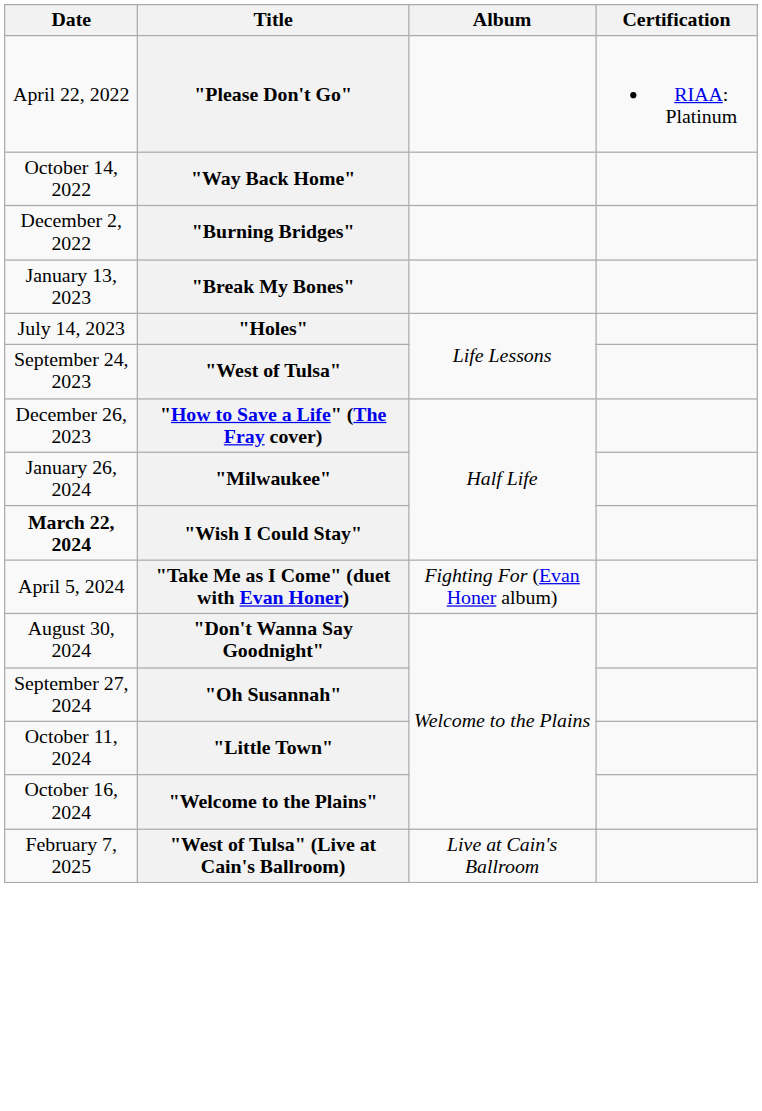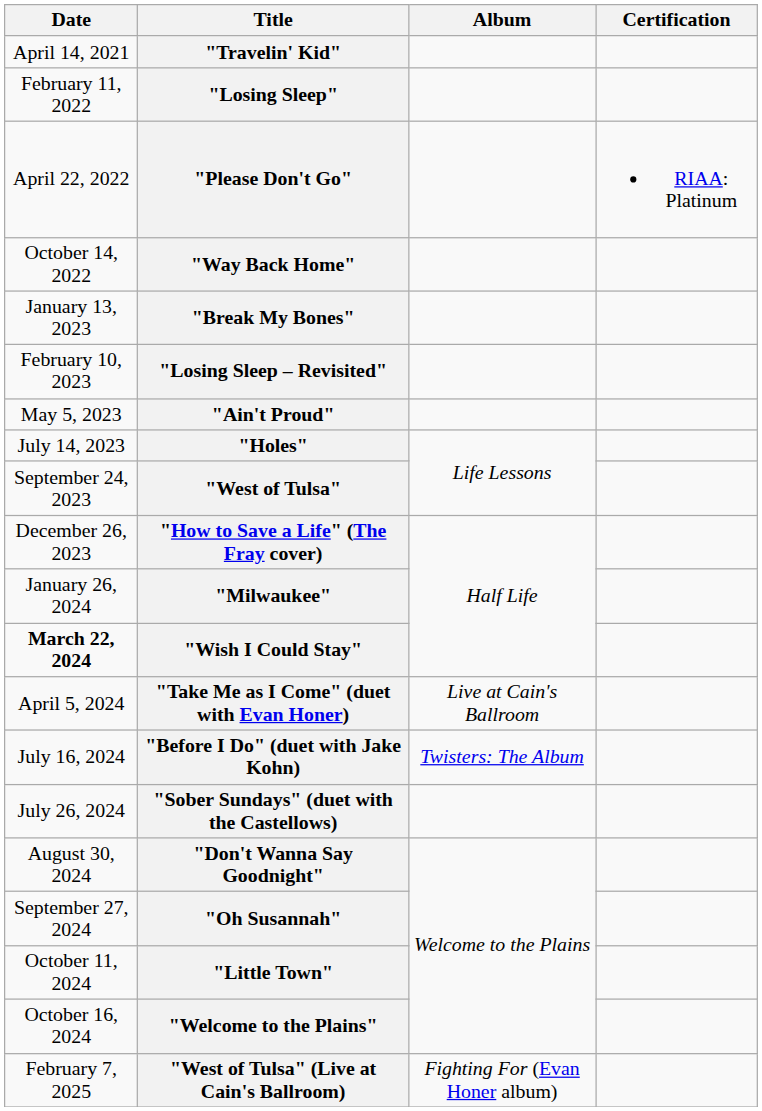+ row: (273, 51)
+ row: (273, 94)
- row: (273, 232)
+ row: (273, 371)
+ row: (273, 414)
(502, 586) Fighting For (Evan Honer album) -> (502, 703) Live at Cain's Ballroom
+ row: (273, 757)
+ row: (273, 810)
(502, 855) Live at Cain's Ballroom -> (502, 1079) Fighting For (Evan Honer album)
